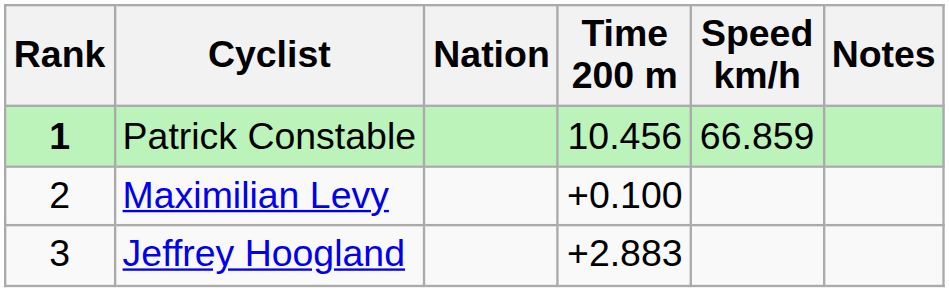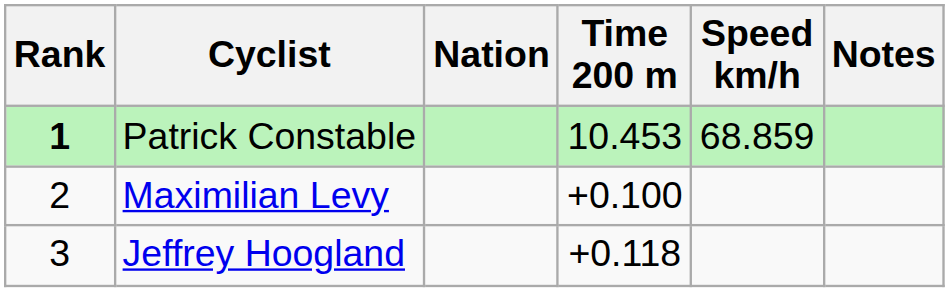(625, 135) 10.456 -> (625, 135) 10.453
(757, 135) 66.859 -> (757, 135) 68.859
(625, 254) +2.883 -> (625, 254) +0.118
